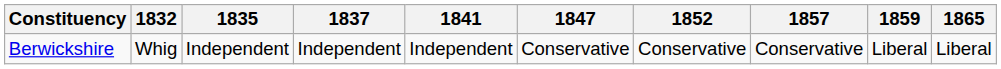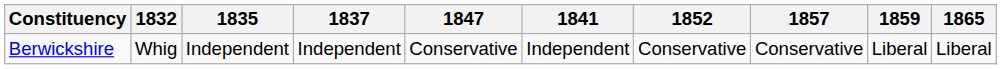columns swapped: (461, 19) <-> (575, 19)
